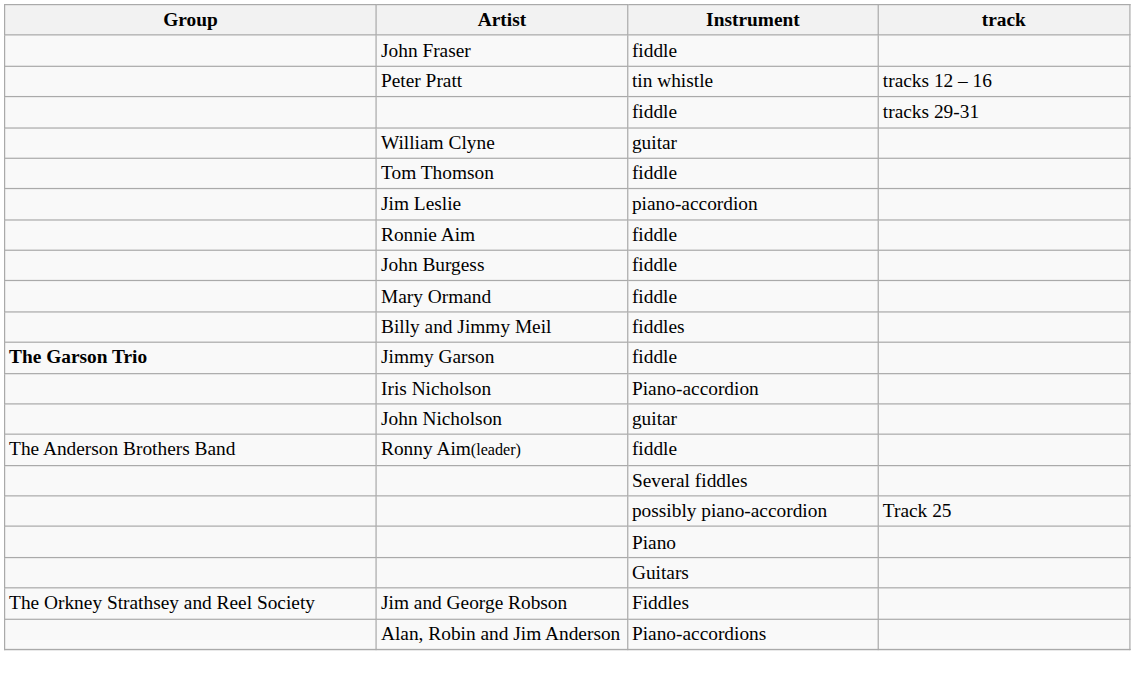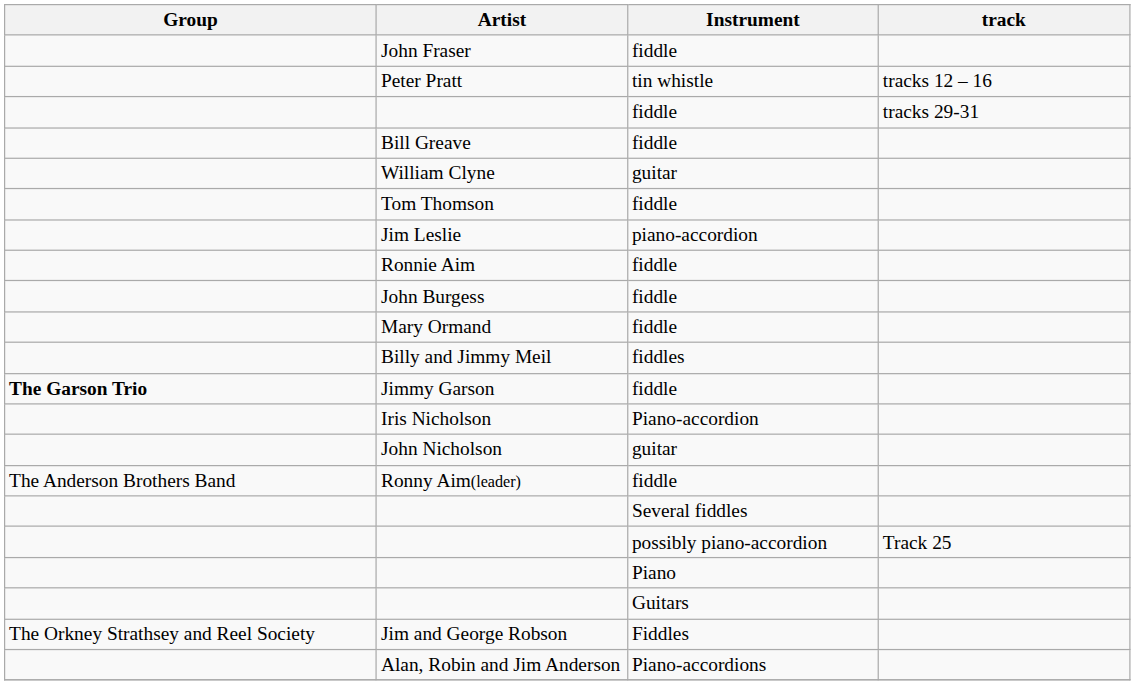+ row: (426, 142)
